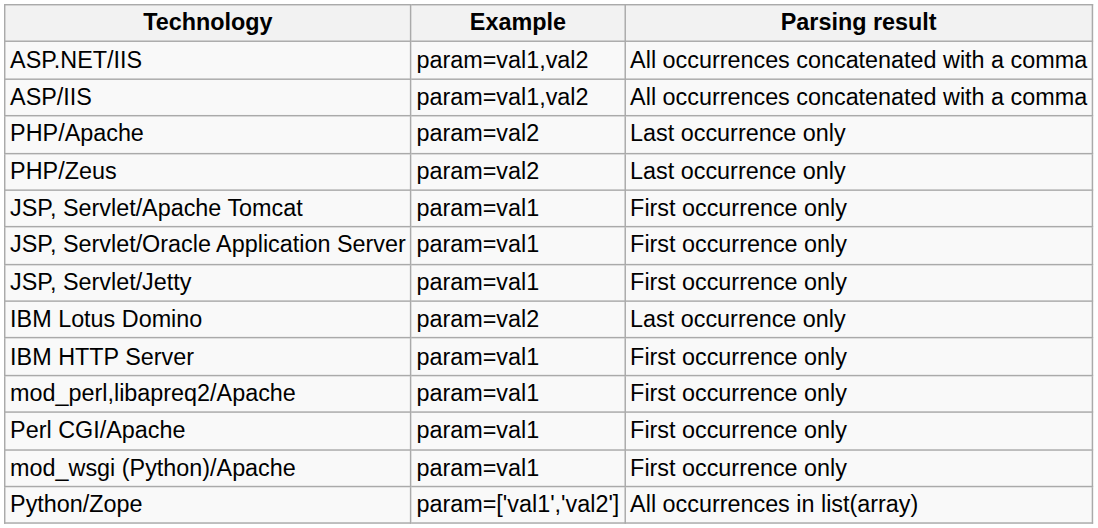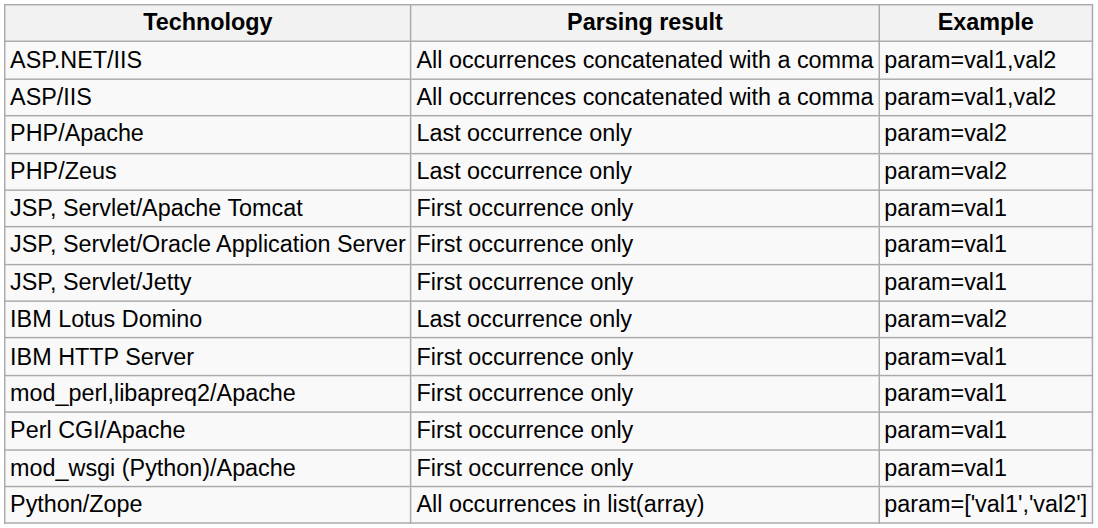columns swapped: (859, 23) <-> (518, 23)
